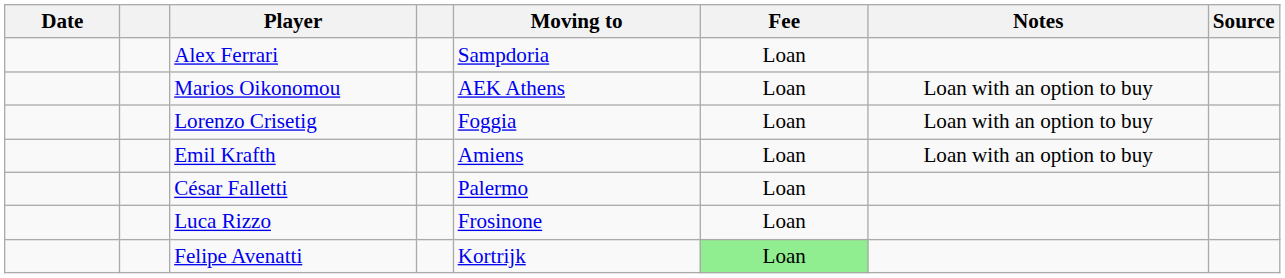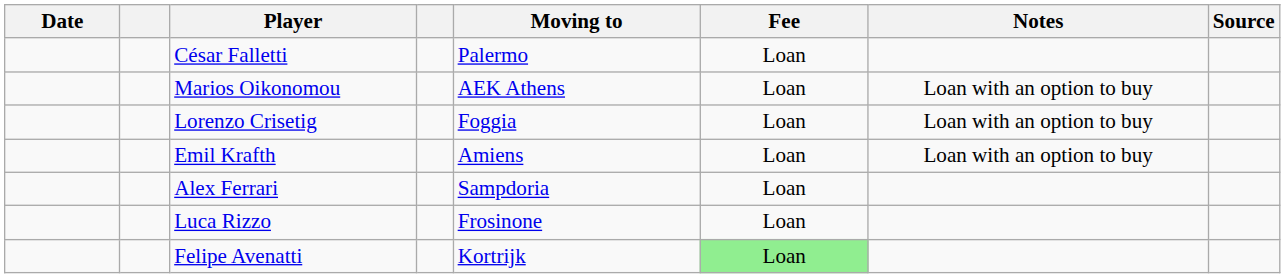rows swapped: (226, 54) <-> (231, 188)
